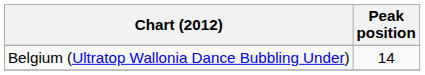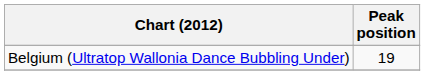(386, 57) 14 -> (386, 57) 19
